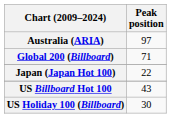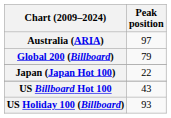(146, 56) 71 -> (146, 56) 79
(146, 105) 30 -> (146, 105) 93
